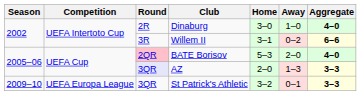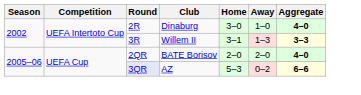(293, 41) 0–2 -> (263, 41) 1–3
(332, 41) 6–6 -> (301, 41) 3–3
(147, 55) pink background -> (138, 55) no background
(265, 55) 5–3 -> (234, 55) 2–0
(265, 69) 2–0 -> (234, 69) 5–3
(293, 69) 1–3 -> (263, 69) 0–2
(332, 69) 3–3 -> (301, 69) 6–6
- row: (209, 84)
